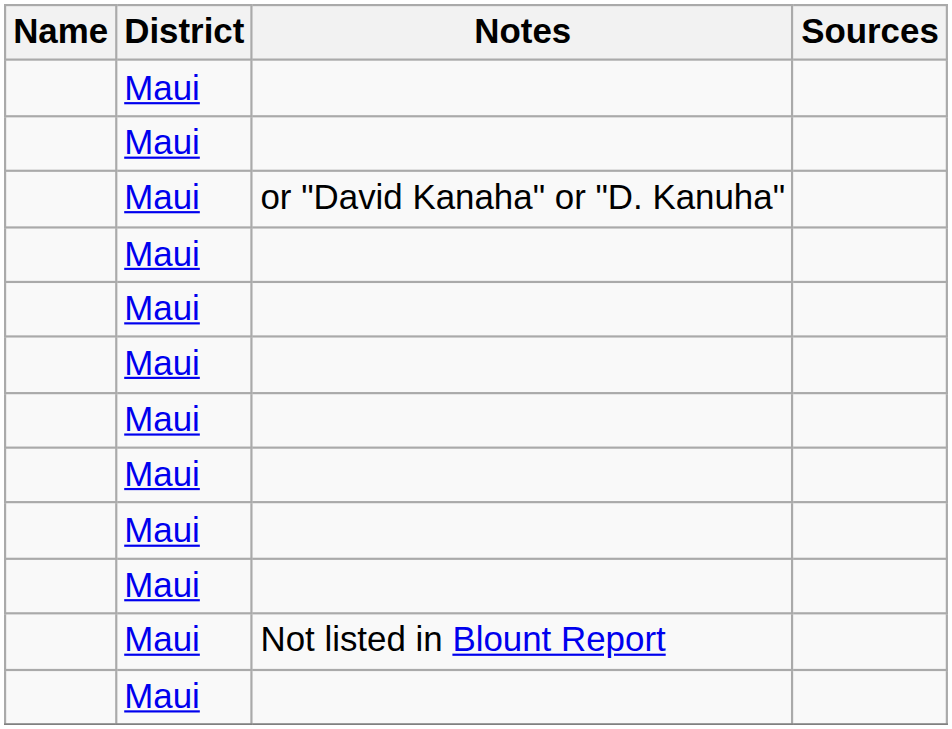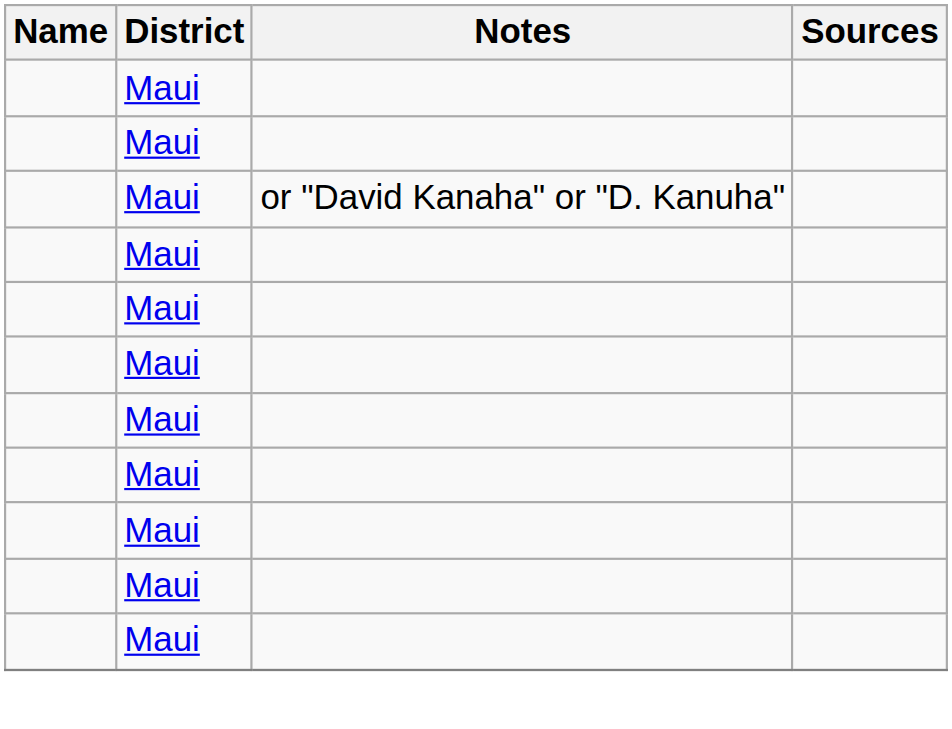- row: (61, 641)
